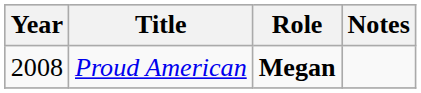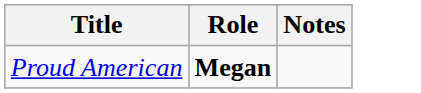- column: (37, 25)
